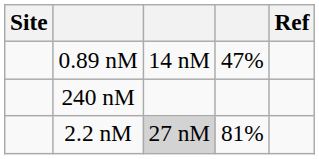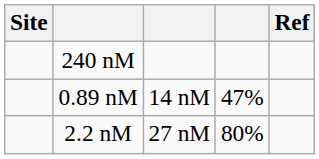rows swapped: (98, 60) <-> (98, 97)
(179, 134) lightgrey background -> (179, 134) no background
(242, 134) 81% -> (242, 134) 80%
